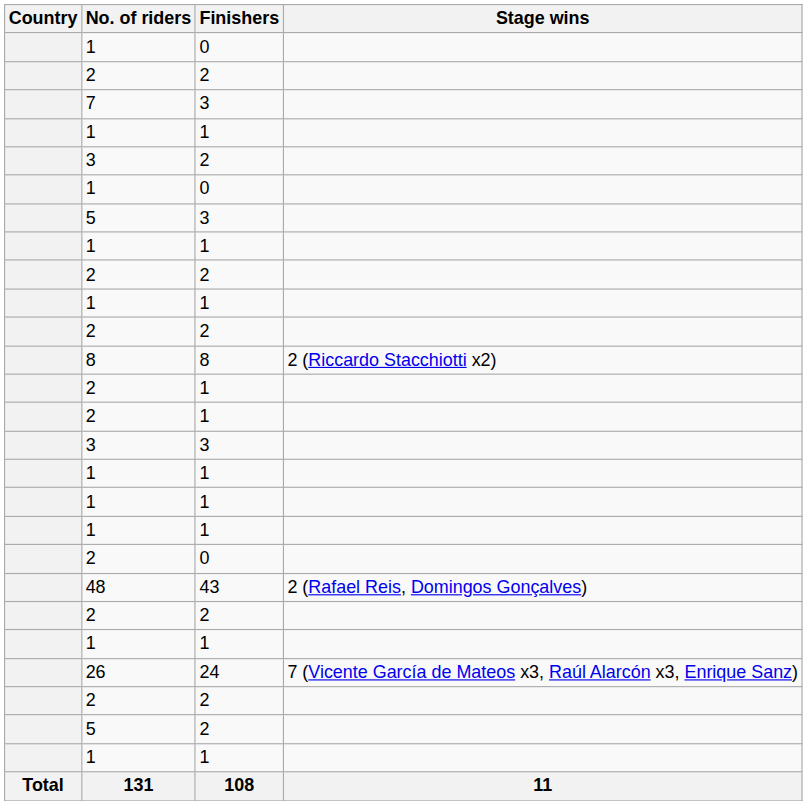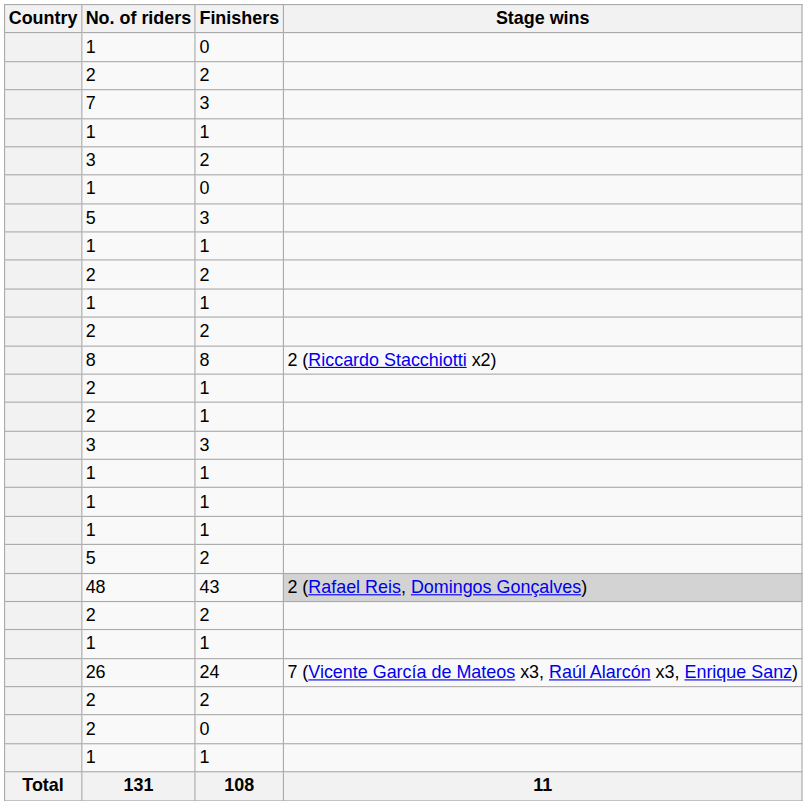rows swapped: (91, 729) <-> (91, 558)
(437, 587) no background -> (437, 587) lightgrey background
